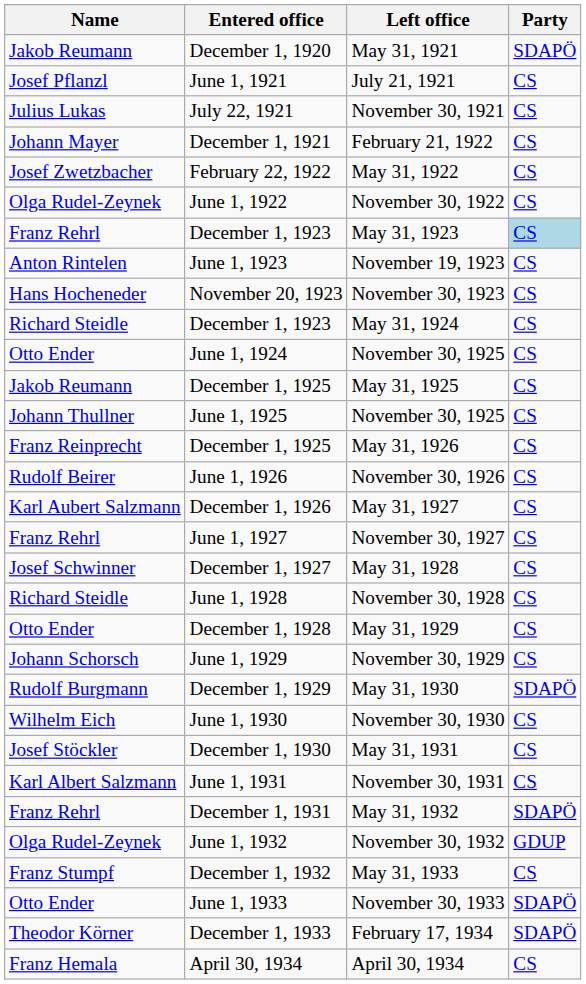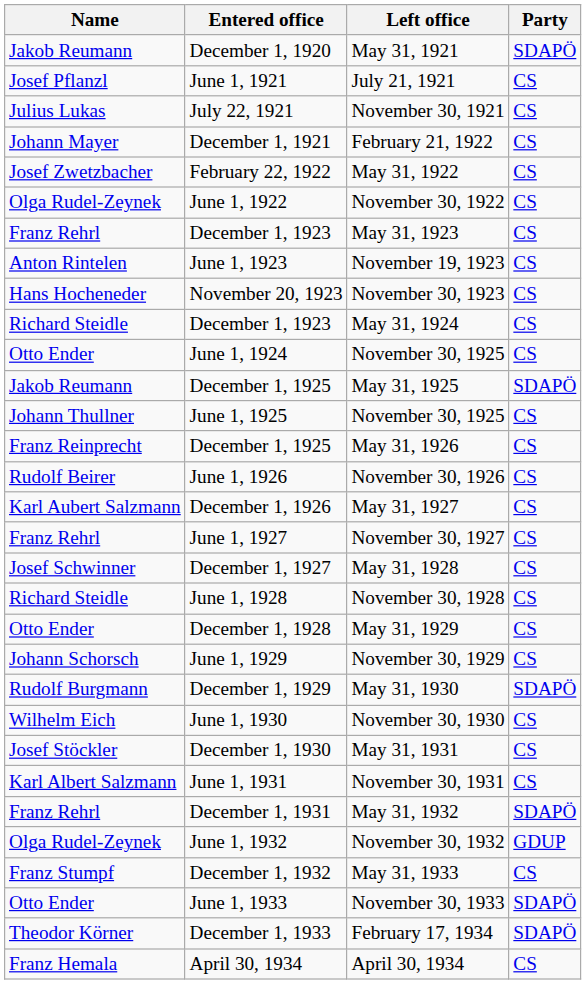(525, 232) lightblue background -> (525, 232) no background
(525, 385) CS -> (545, 385) SDAPÖ
